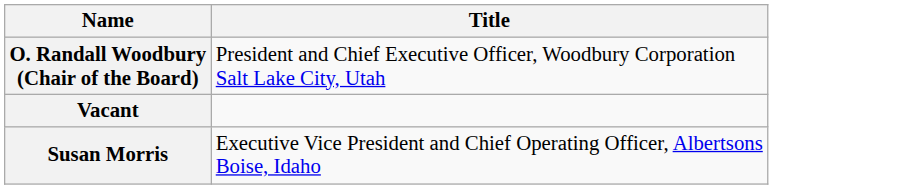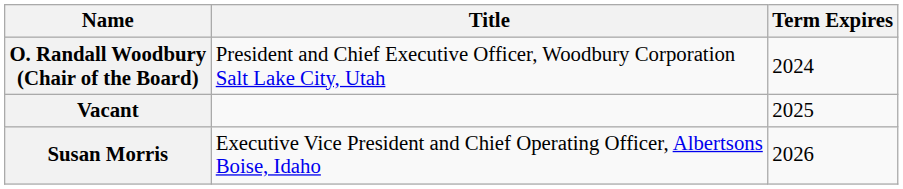+ column: (833, 20)
